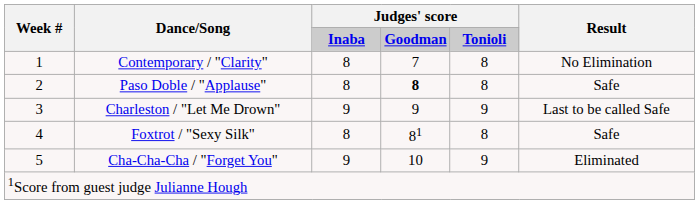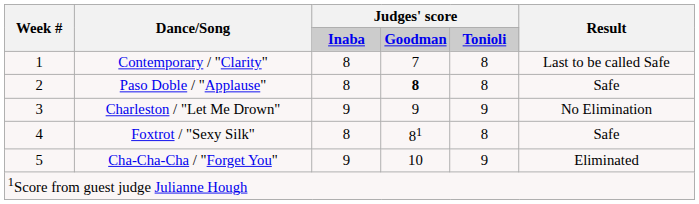(606, 62) No Elimination -> (606, 62) Last to be called Safe
(606, 109) Last to be called Safe -> (606, 109) No Elimination
